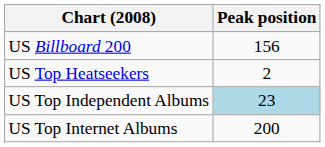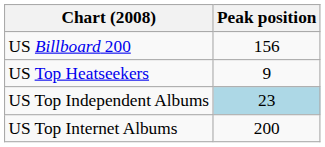(267, 73) 2 -> (267, 73) 9
